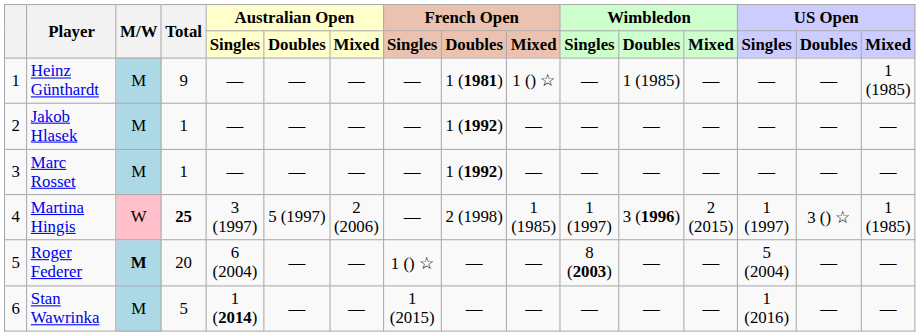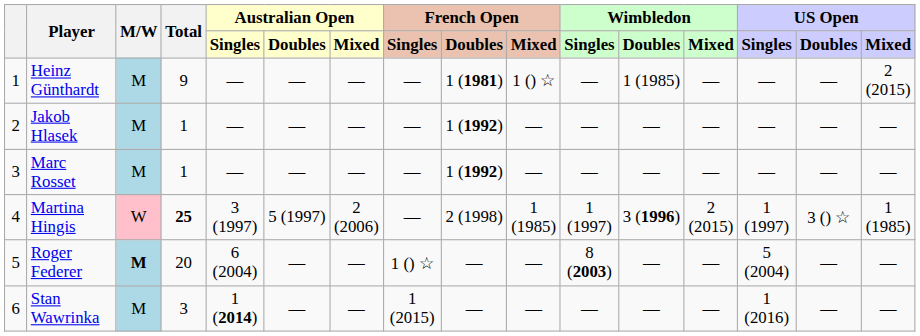(888, 80) 1 (1985) -> (888, 80) 2 (2015)
(184, 308) 5 -> (184, 308) 3
